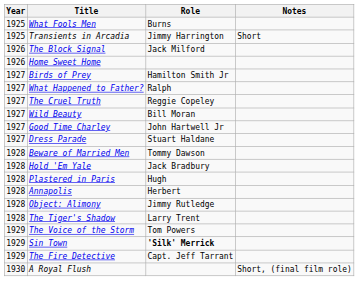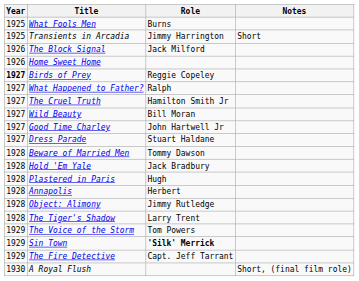(16, 75) normal -> (16, 75) bold
(188, 75) Hamilton Smith Jr -> (181, 75) Reggie Copeley
(181, 101) Reggie Copeley -> (188, 101) Hamilton Smith Jr
